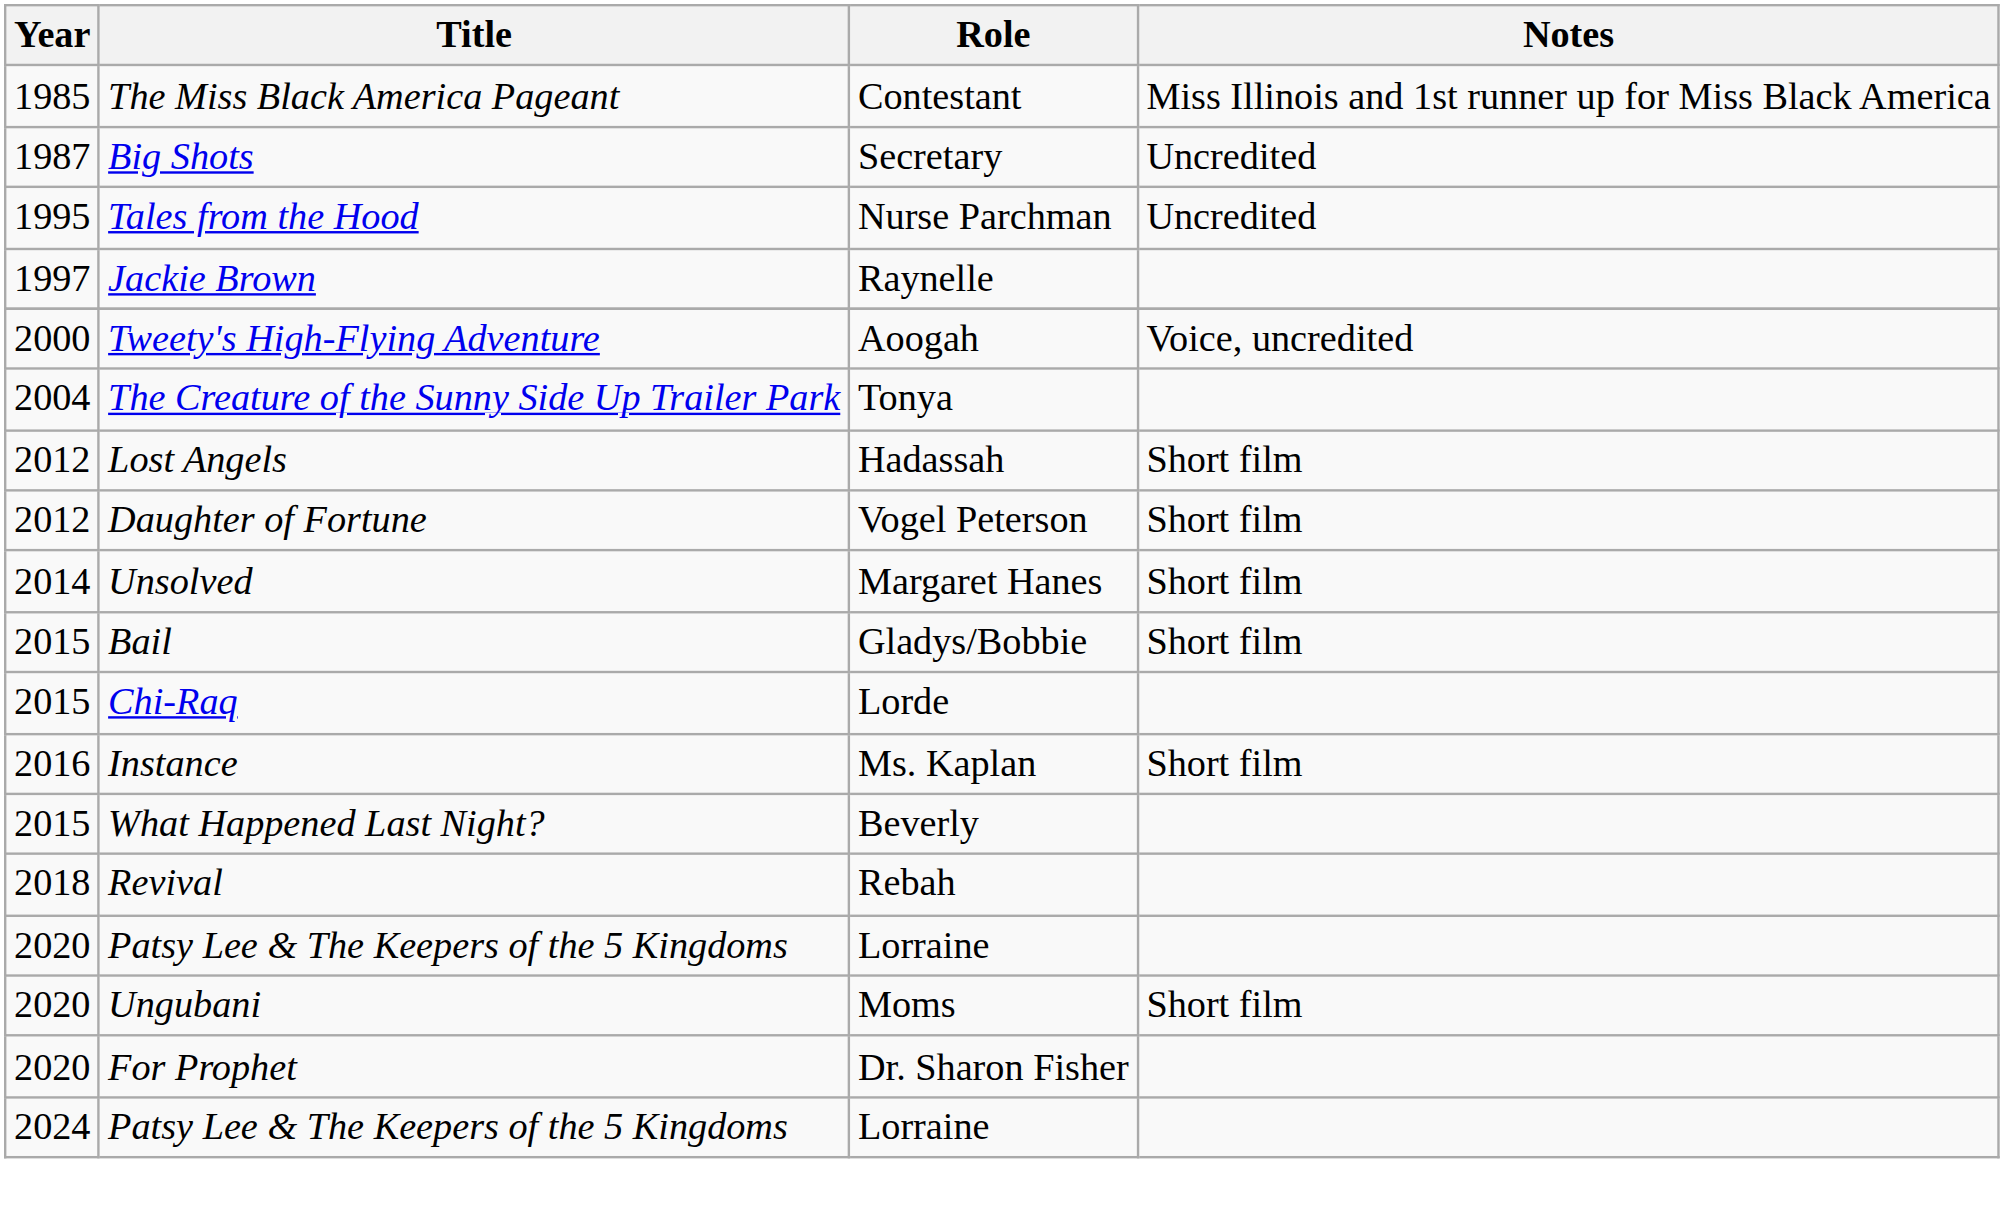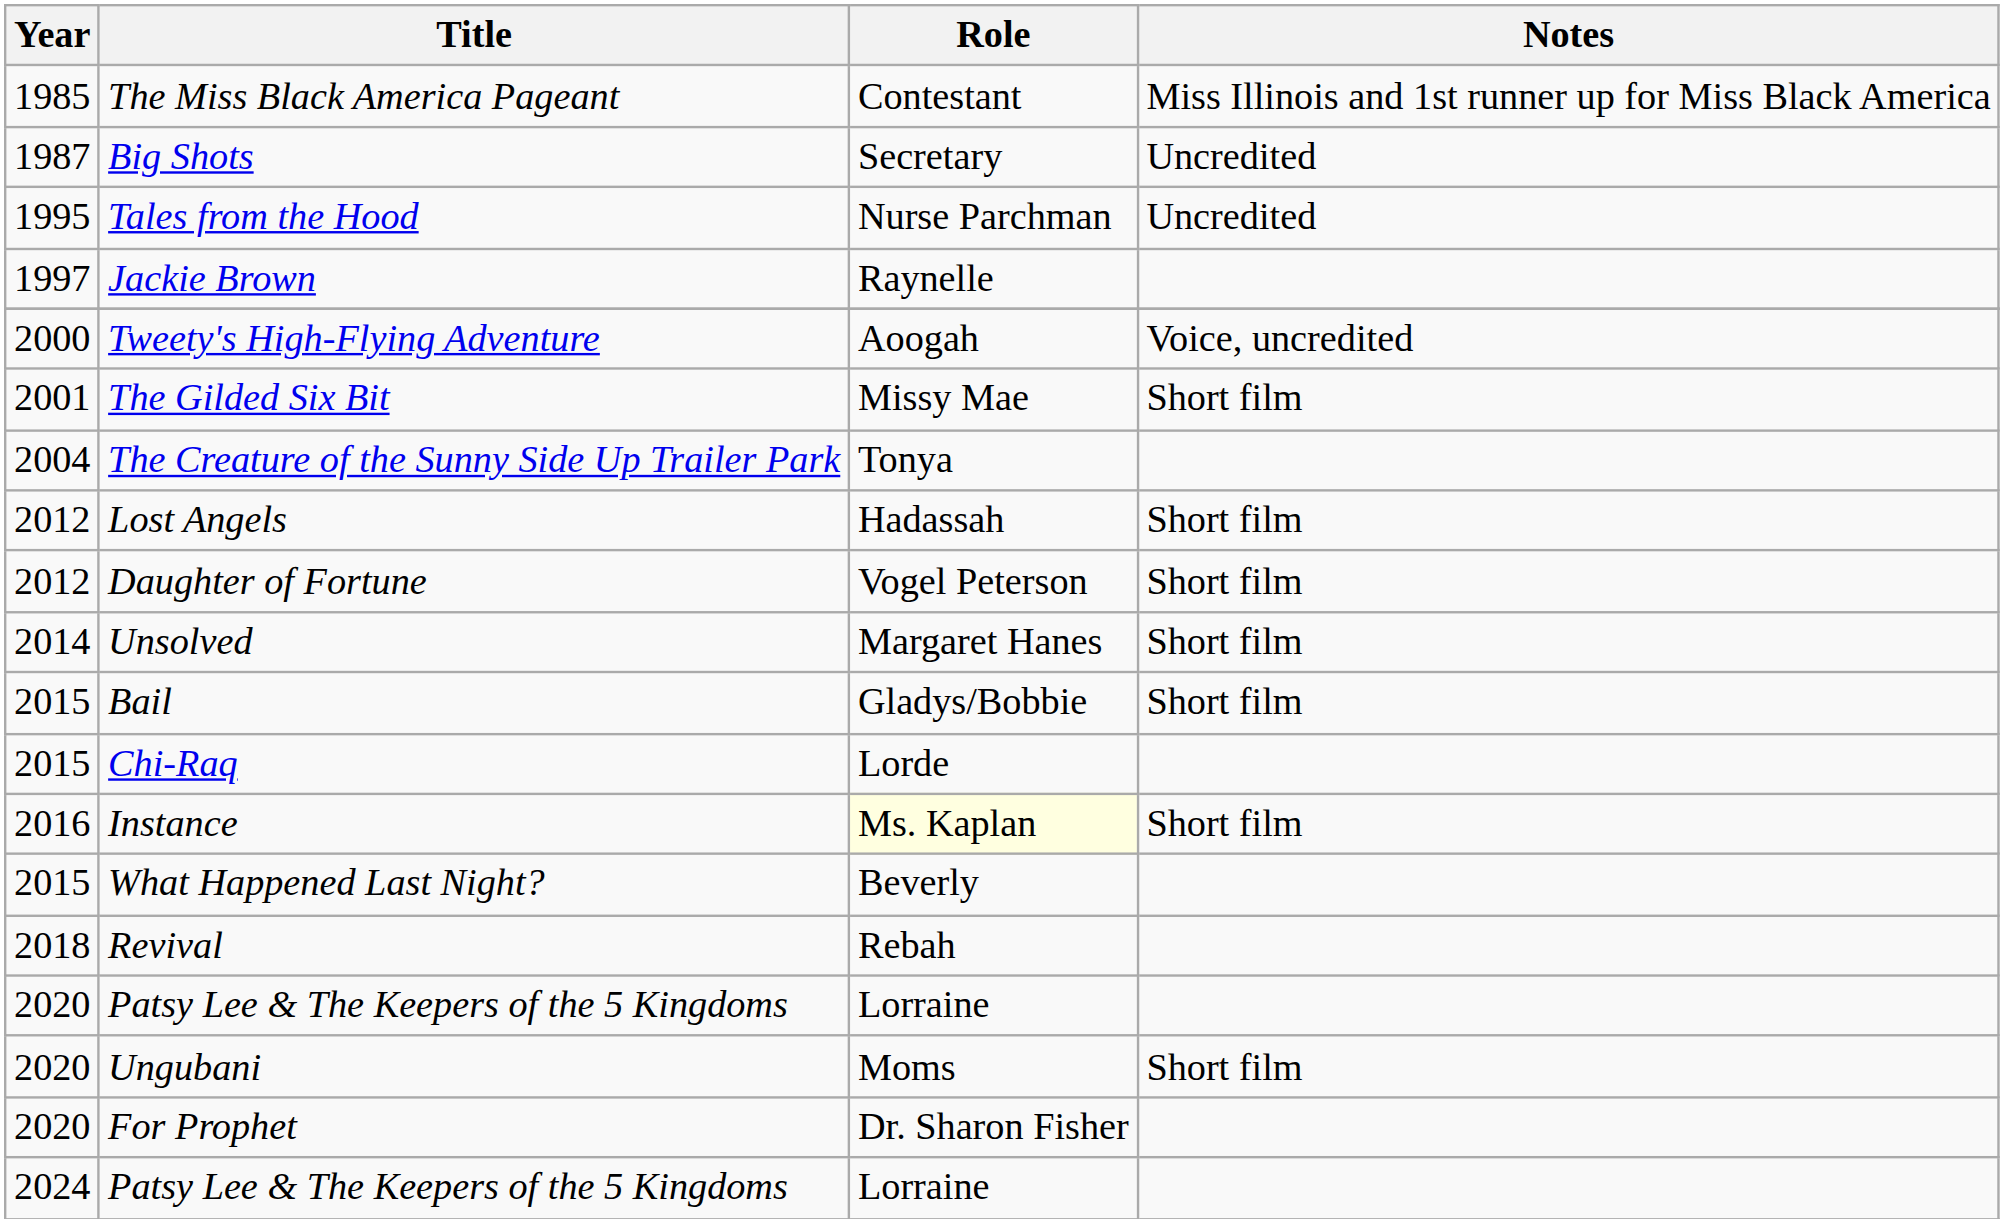+ row: (52, 398)
(947, 762) no background -> (947, 823) lightyellow background
